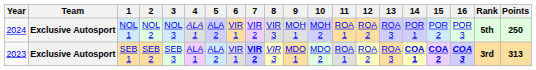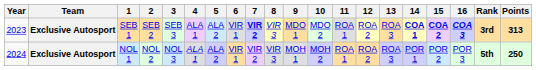rows swapped: (129, 53) <-> (129, 30)
